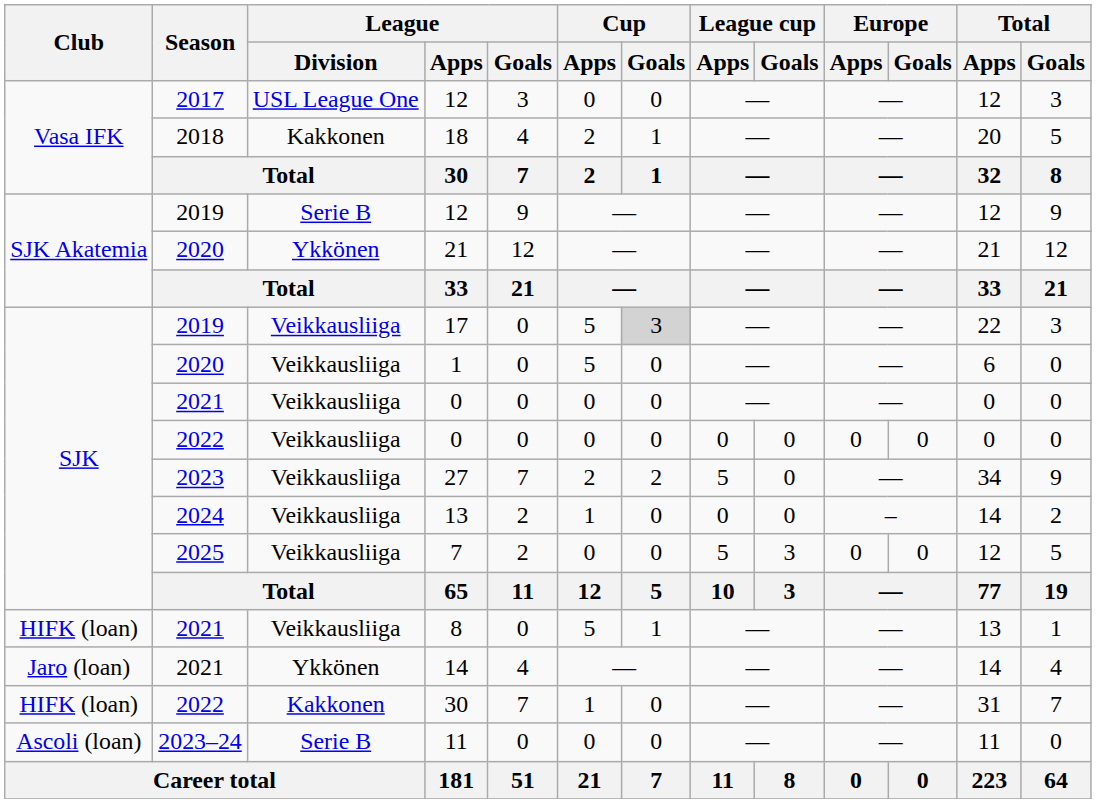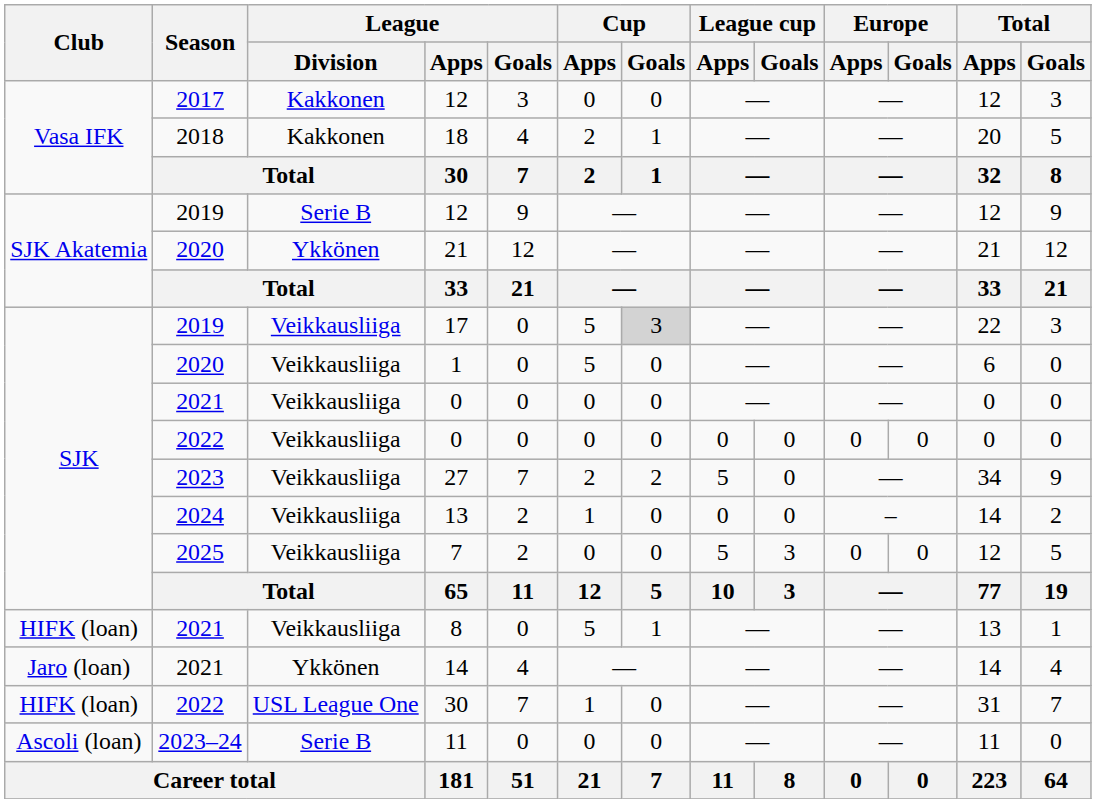(336, 99) USL League One -> (336, 99) Kakkonen
(336, 703) Kakkonen -> (336, 703) USL League One
